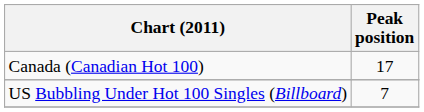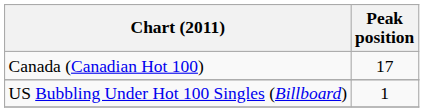(385, 93) 7 -> (385, 93) 1
